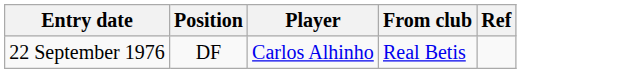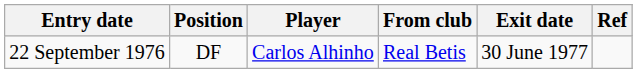+ column: (535, 20)
